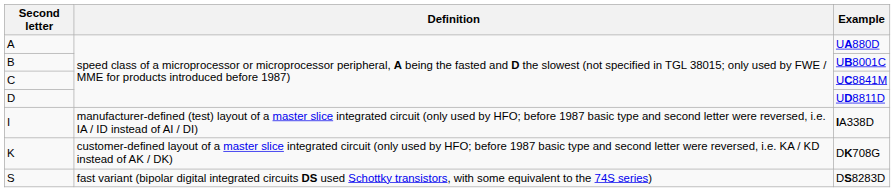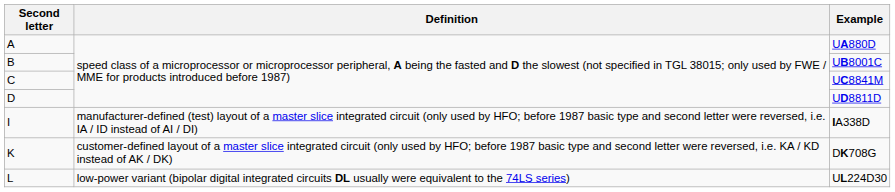+ row: (860, 177)
- row: (861, 177)
